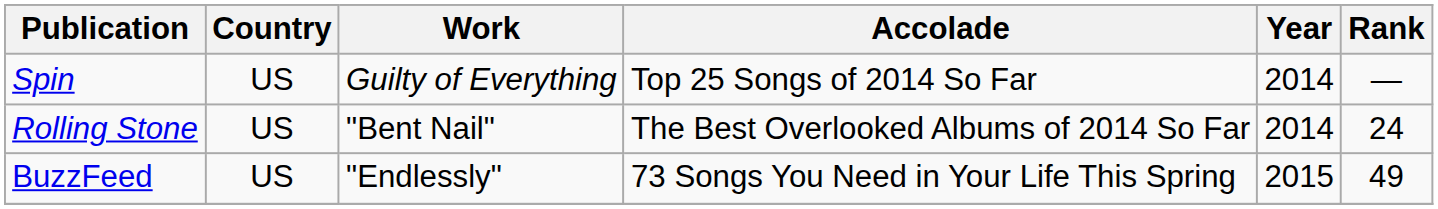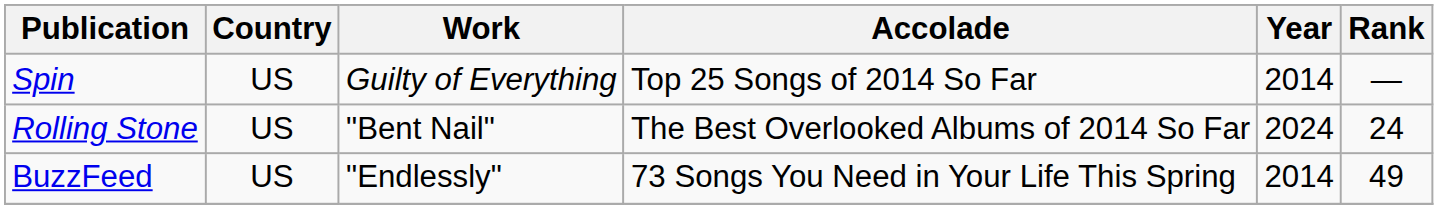(1299, 128) 2014 -> (1299, 128) 2024
(1299, 177) 2015 -> (1299, 177) 2014
